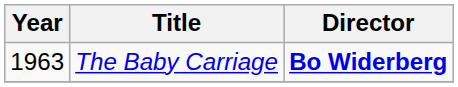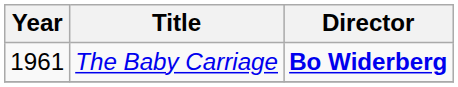(37, 61) 1963 -> (37, 61) 1961
